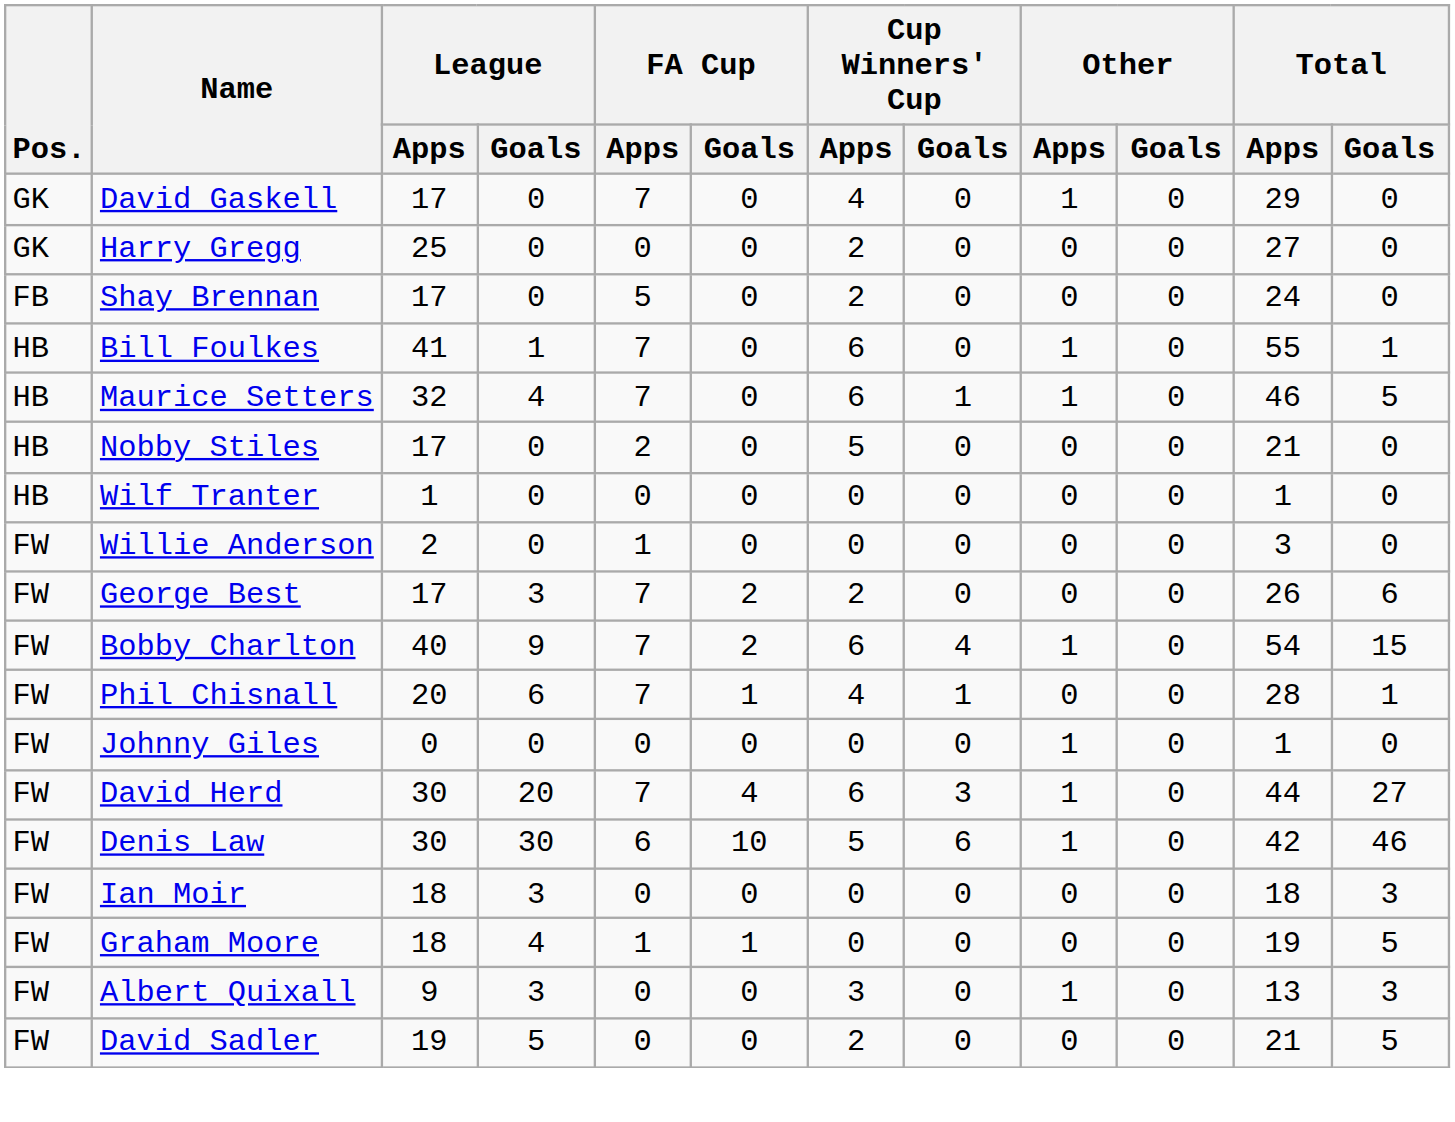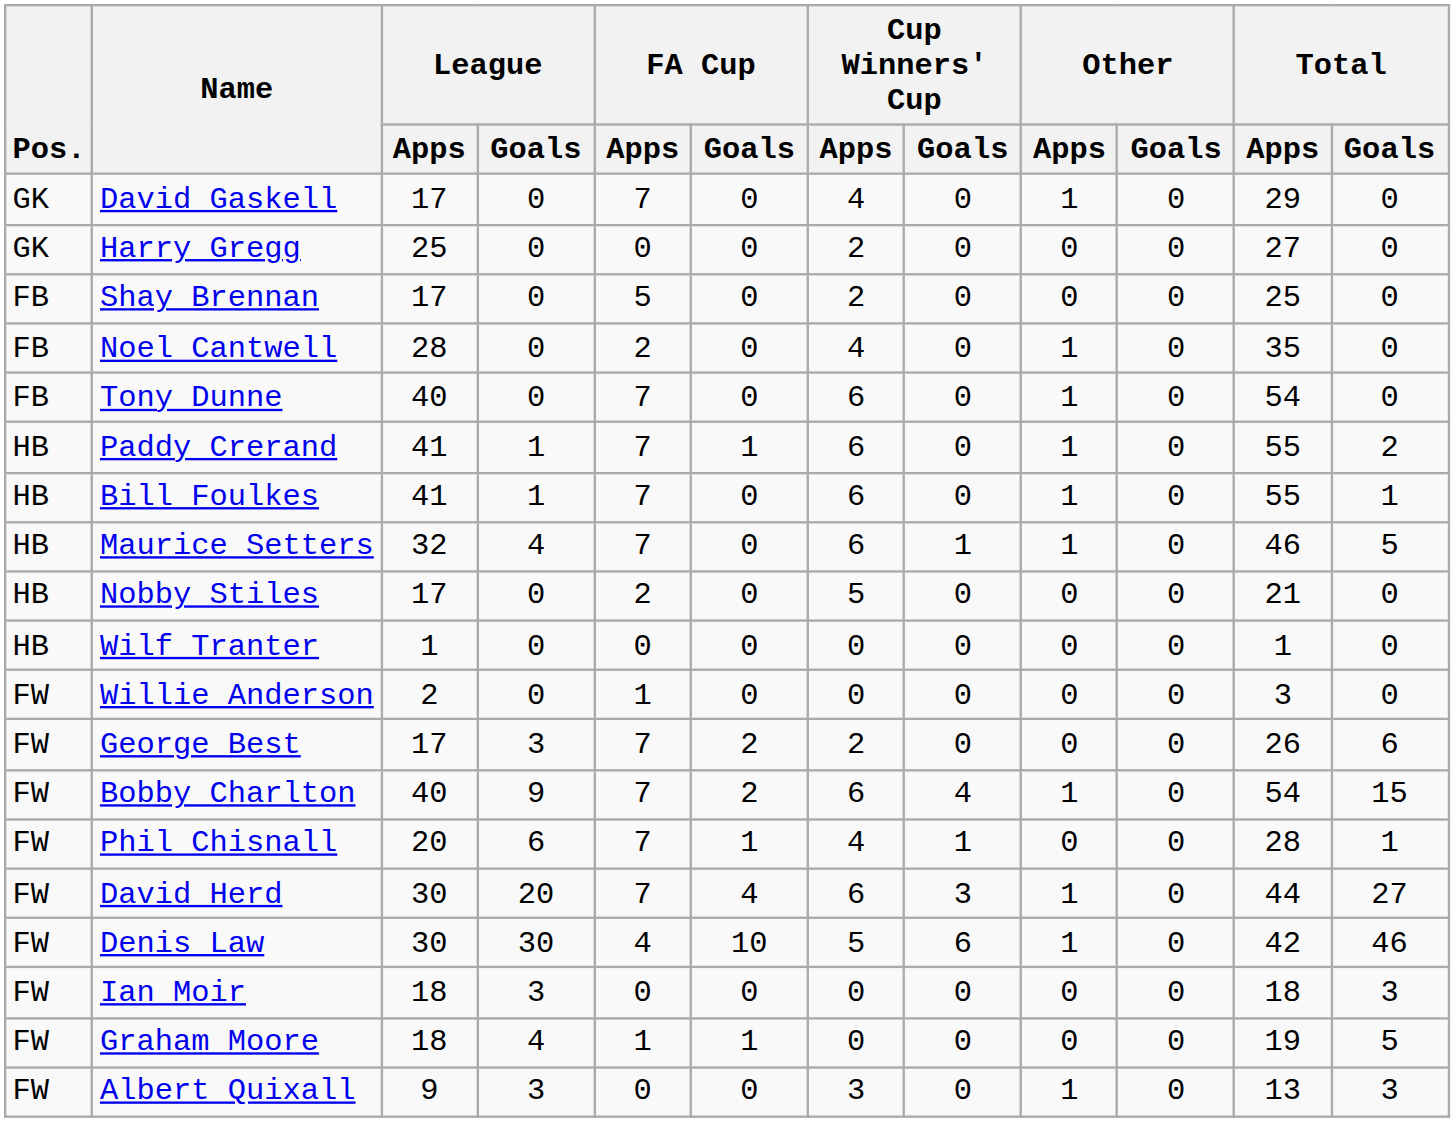(1283, 298) 24 -> (1283, 298) 25
+ row: (219, 348)
+ row: (191, 398)
+ row: (219, 447)
- row: (209, 745)
(643, 844) 6 -> (643, 943) 4
- row: (209, 1042)
